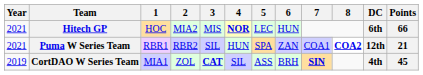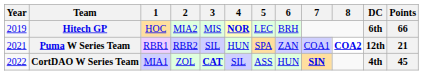(17, 28) 2021 -> (17, 28) 2019
(288, 28) HUN -> (288, 28) BRH
(17, 61) 2019 -> (17, 61) 2022
(288, 61) BRH -> (288, 61) HUN
